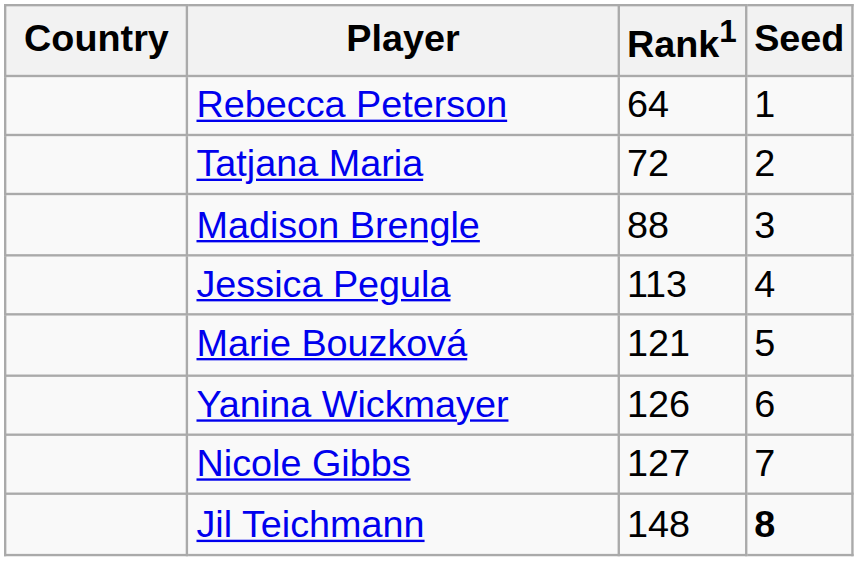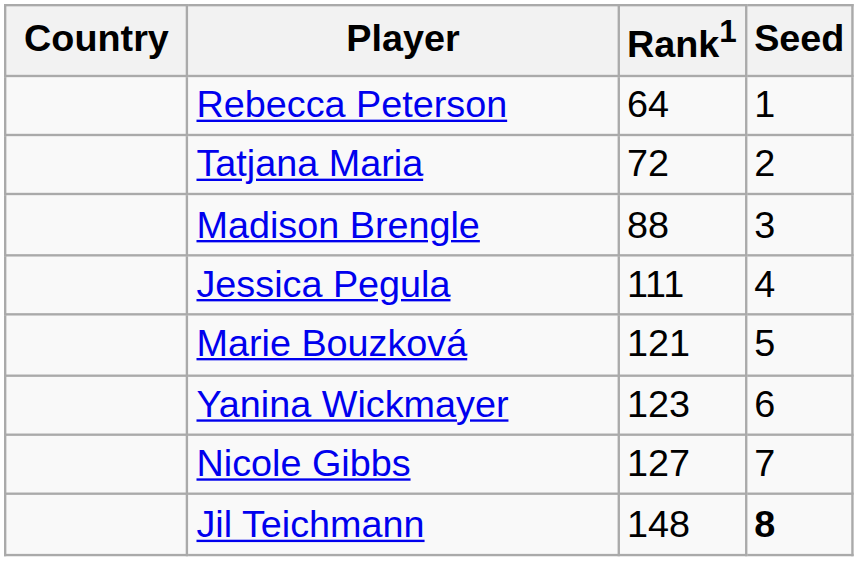(657, 284) 113 -> (656, 284) 111
(658, 403) 126 -> (658, 403) 123
